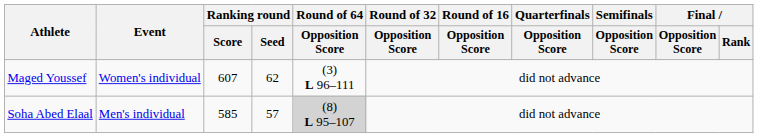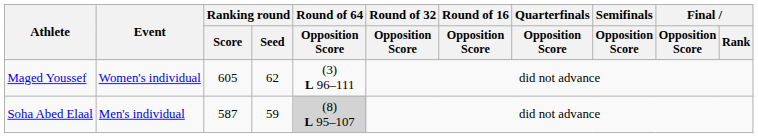(228, 78) 607 -> (228, 78) 605
(228, 114) 585 -> (228, 114) 587
(272, 114) 57 -> (272, 114) 59
